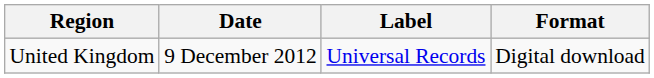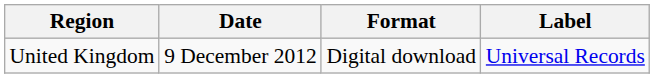columns swapped: (570, 21) <-> (406, 21)
